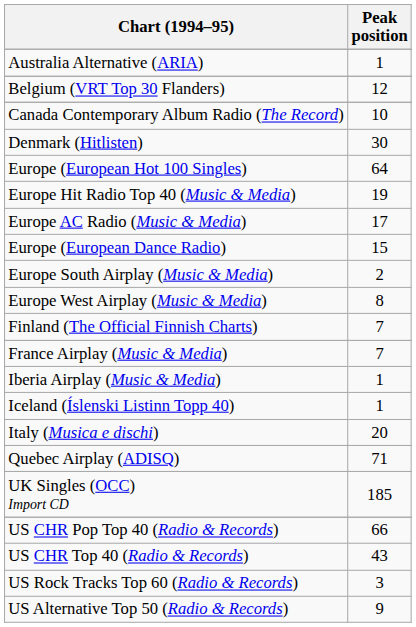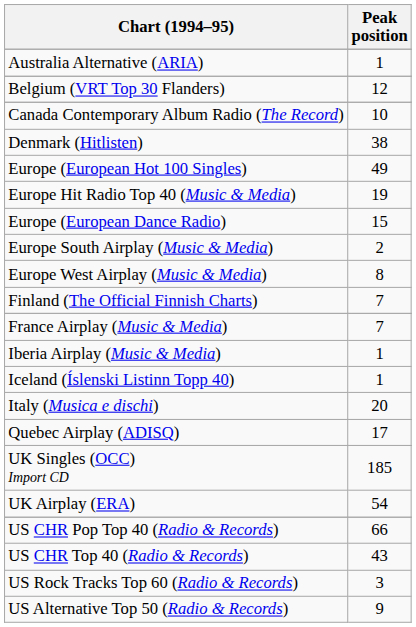(380, 141) 30 -> (380, 141) 38
(380, 168) 64 -> (380, 168) 49
- row: (127, 221)
(380, 458) 71 -> (380, 432) 17
+ row: (72, 503)
